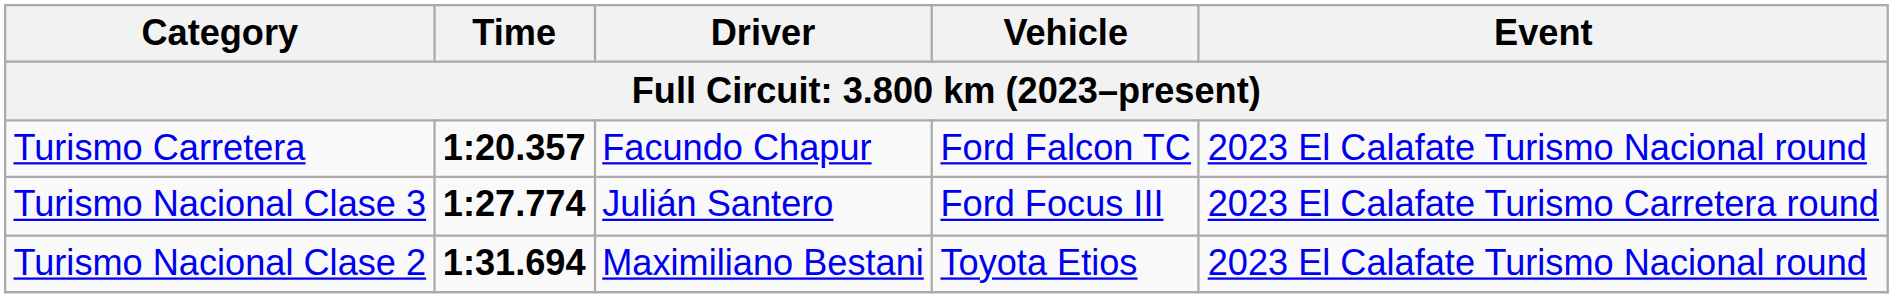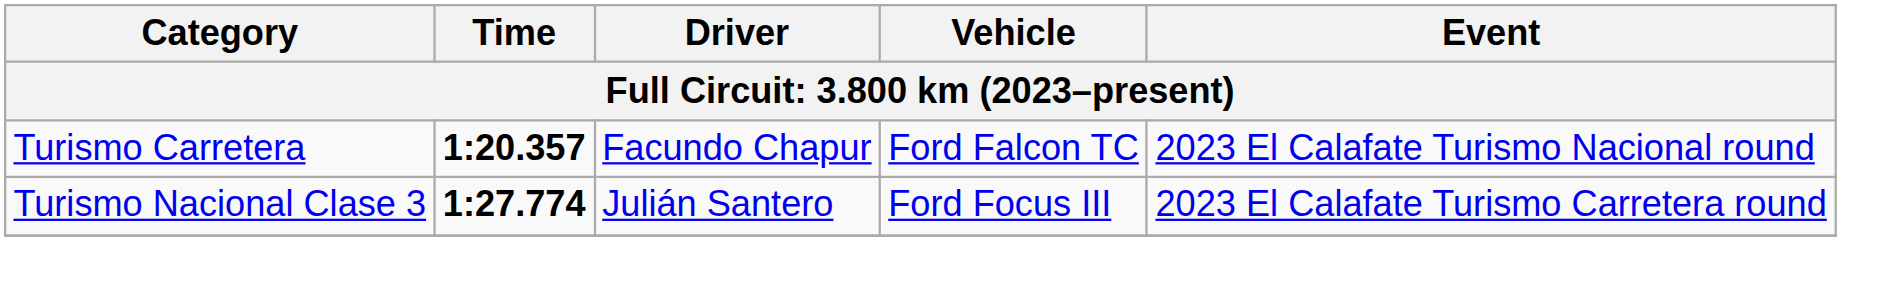- row: (220, 262)
